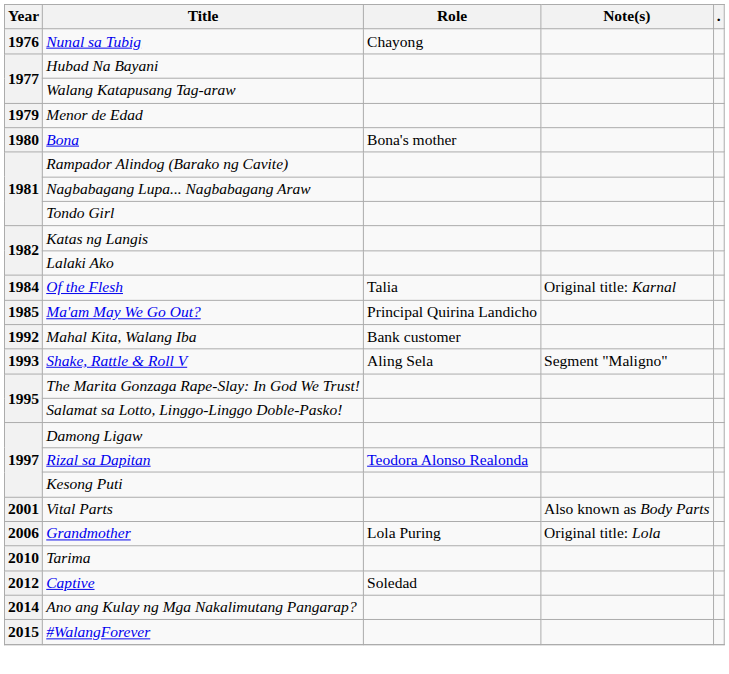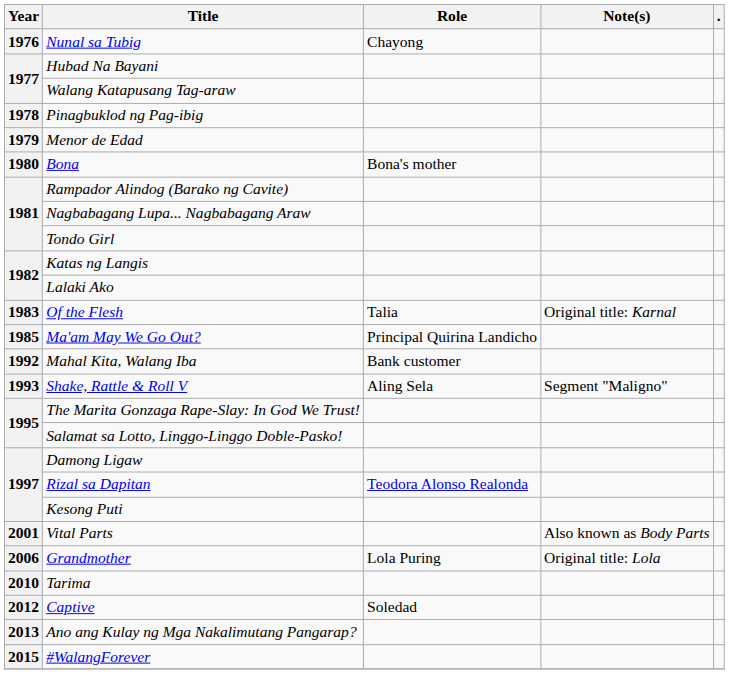+ row: (125, 115)
(24, 287) 1984 -> (24, 312) 1983
(24, 607) 2014 -> (24, 632) 2013
